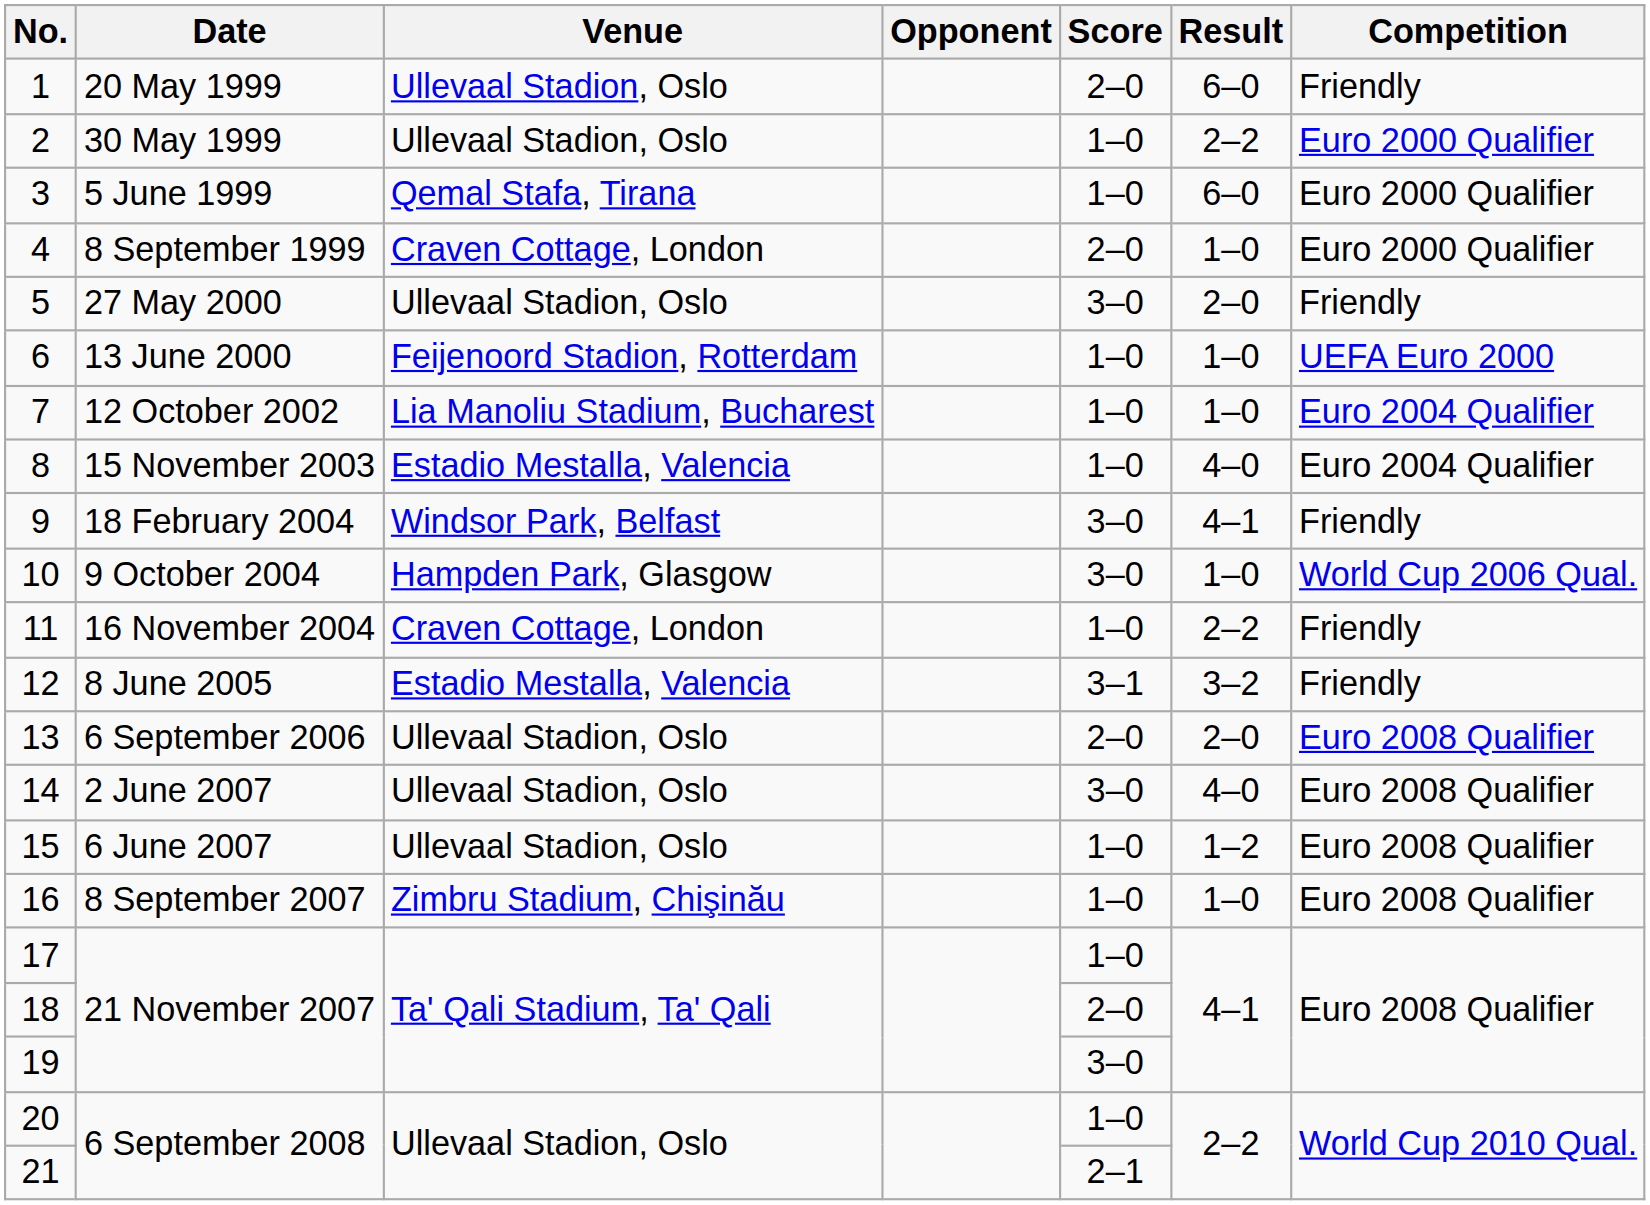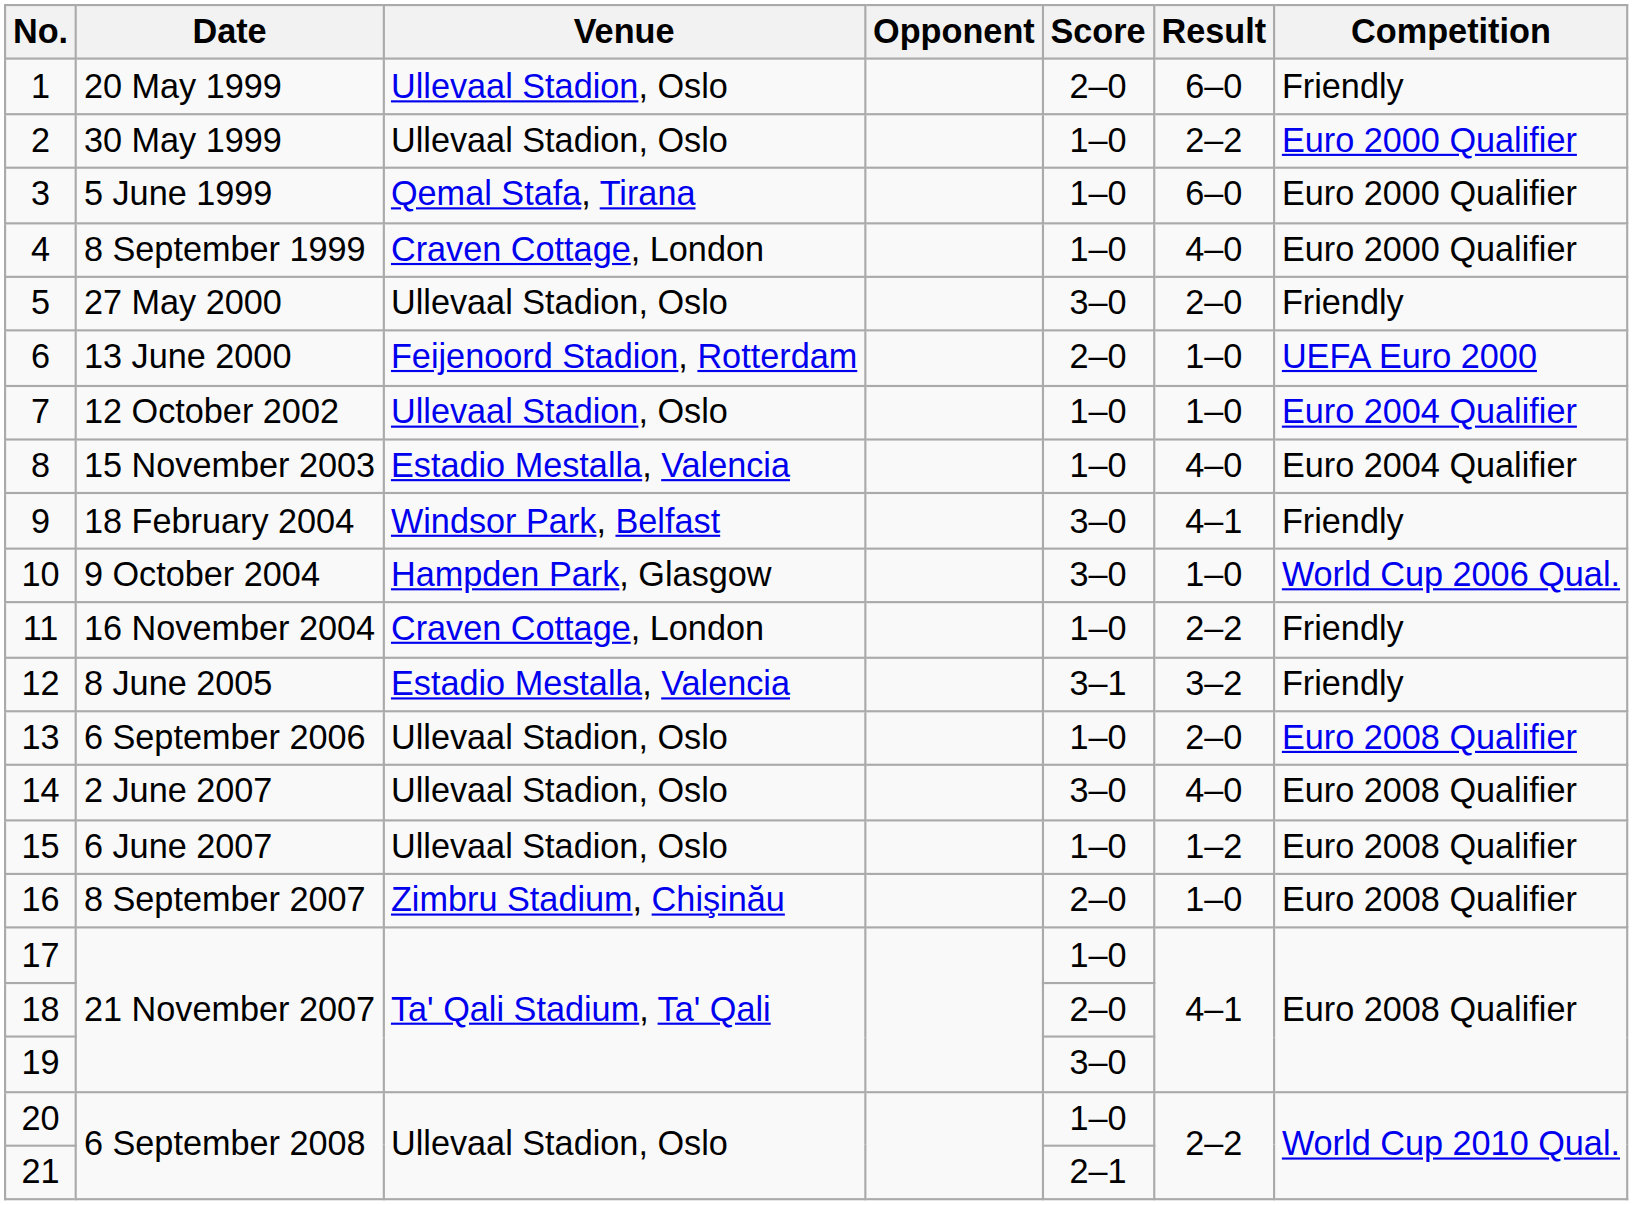(1115, 248) 2–0 -> (1098, 248) 1–0
(1231, 248) 1–0 -> (1214, 248) 4–0
(1115, 357) 1–0 -> (1098, 357) 2–0
(633, 411) Lia Manoliu Stadium, Bucharest -> (559, 411) Ullevaal Stadion, Oslo
(1115, 737) 2–0 -> (1098, 737) 1–0
(1115, 900) 1–0 -> (1098, 900) 2–0
